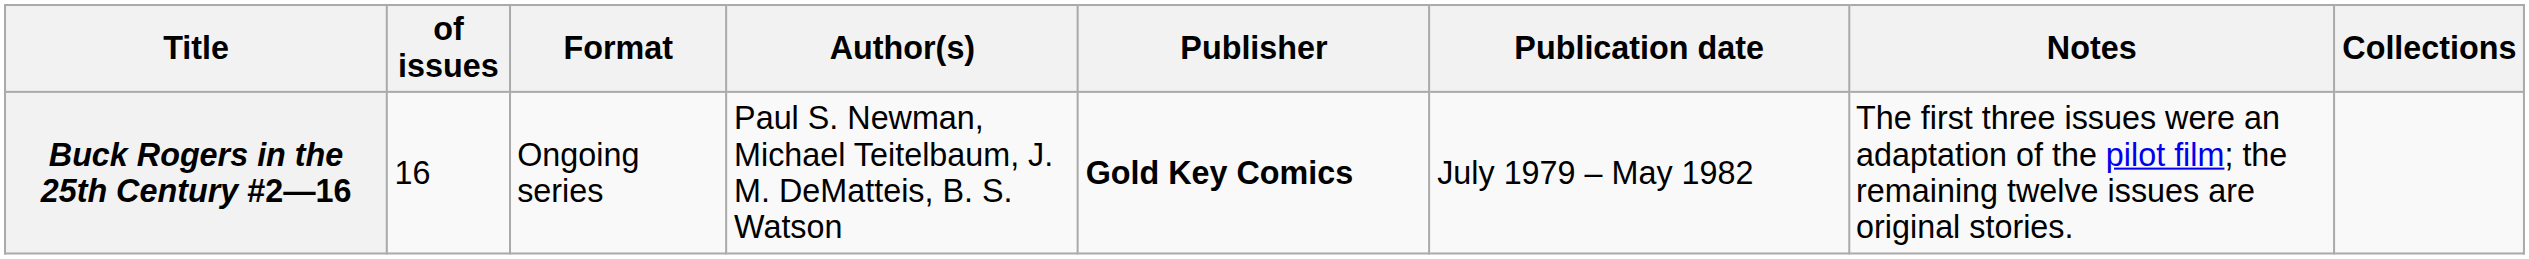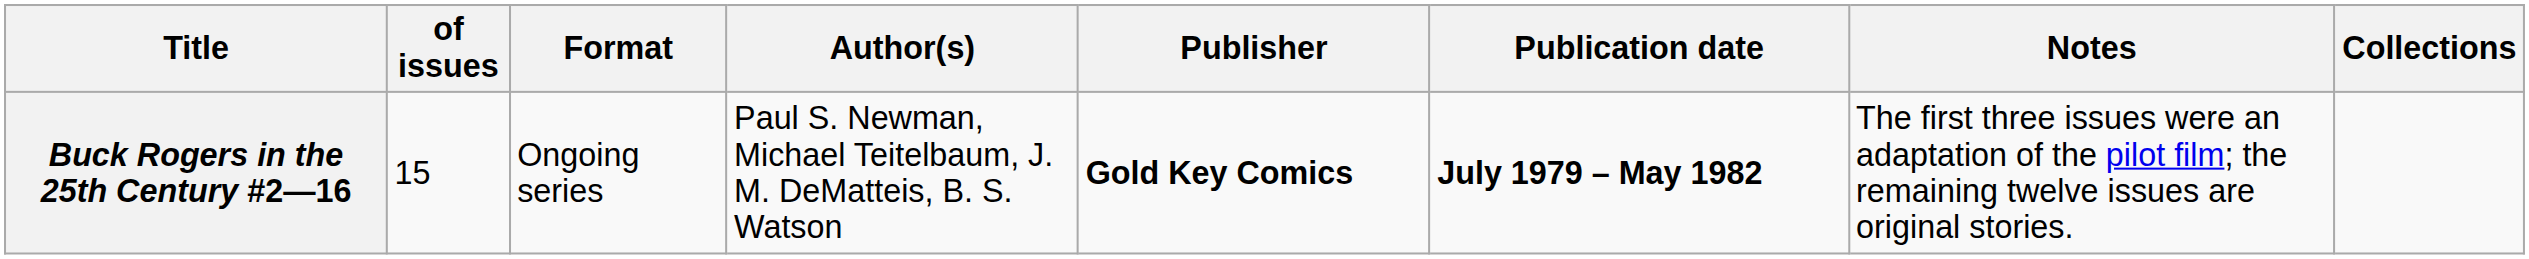(413, 172) 16 -> (413, 172) 15
(1595, 172) normal -> (1600, 172) bold
